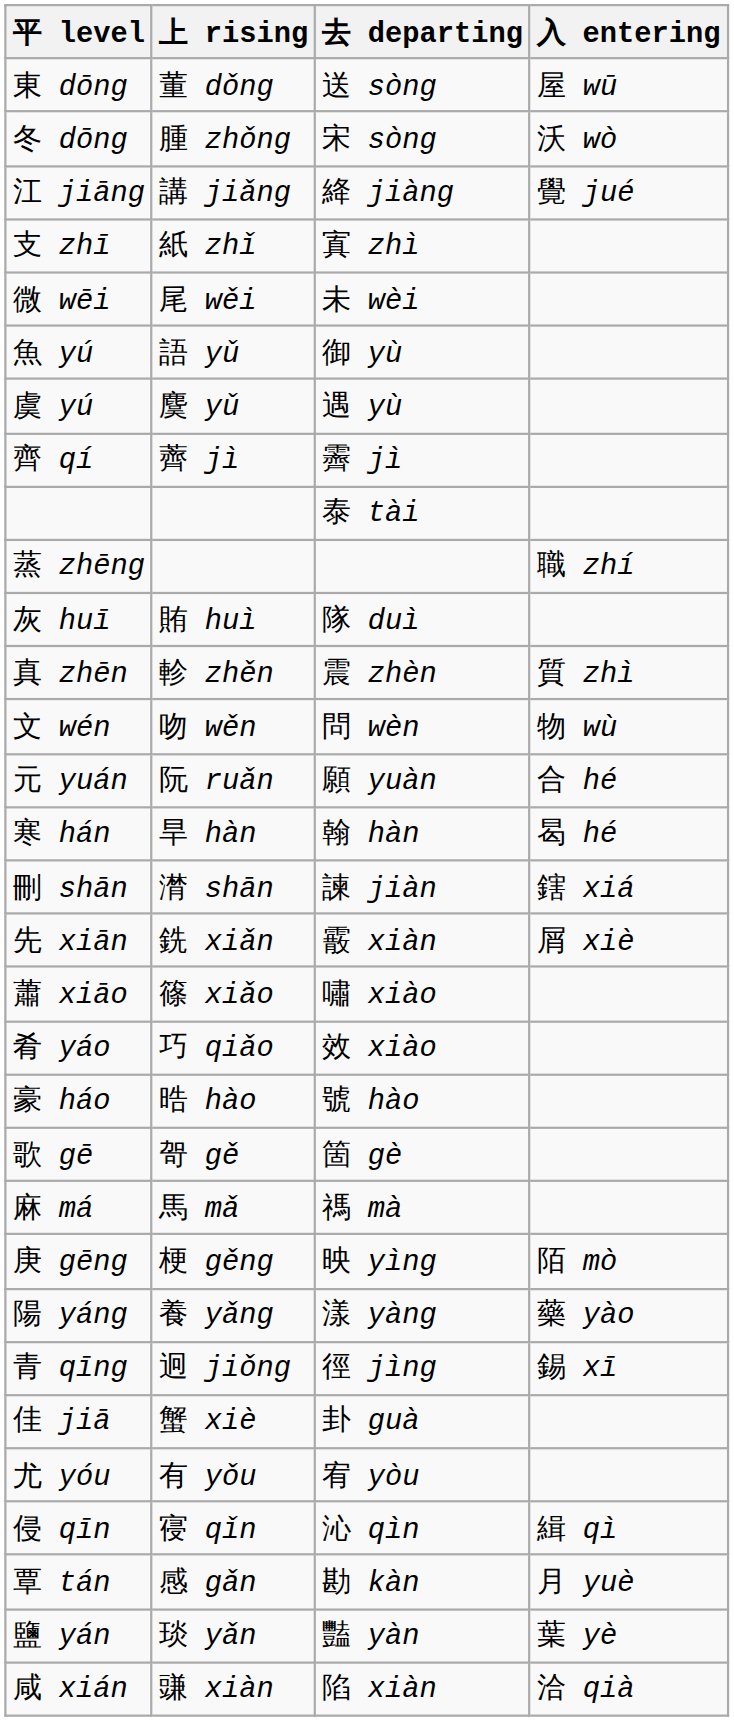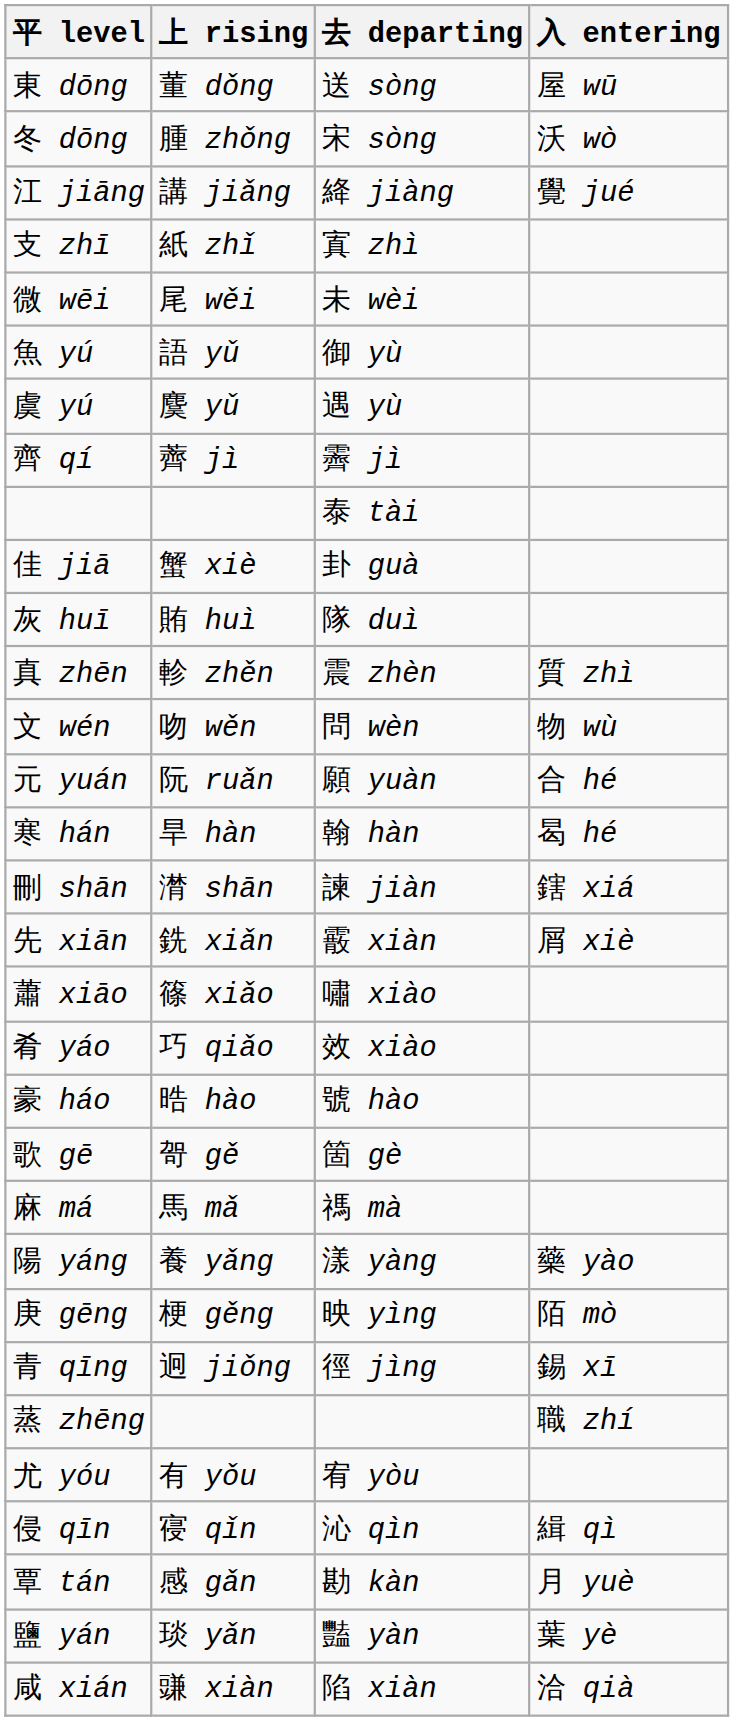rows swapped: (62, 1423) <-> (79, 567)
rows swapped: (70, 1316) <-> (70, 1262)
